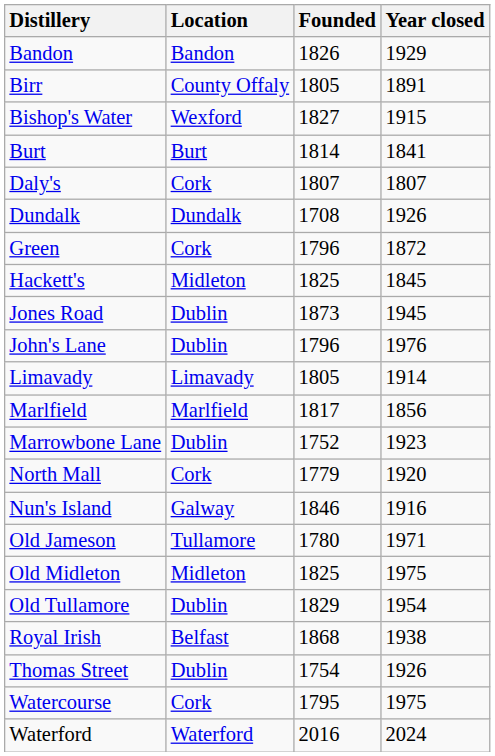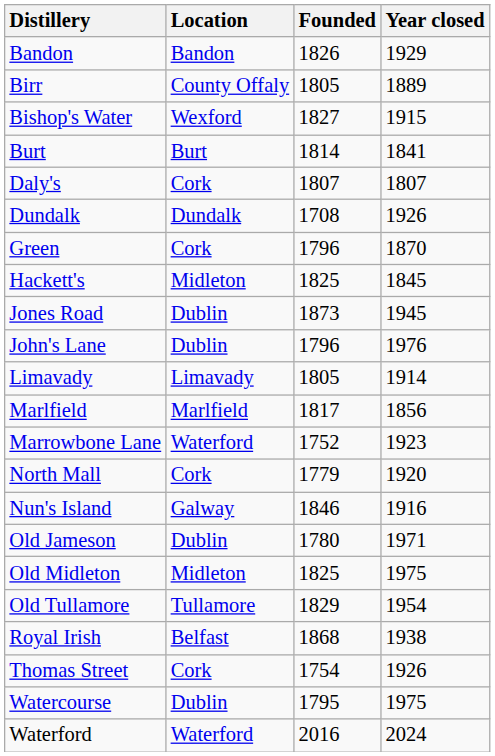(406, 85) 1891 -> (406, 85) 1889
(406, 248) 1872 -> (406, 248) 1870
(199, 442) Dublin -> (212, 442) Waterford
(213, 540) Tullamore -> (199, 540) Dublin
(199, 605) Dublin -> (213, 605) Tullamore
(199, 670) Dublin -> (191, 670) Cork
(191, 702) Cork -> (199, 702) Dublin
